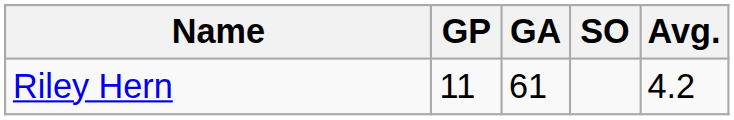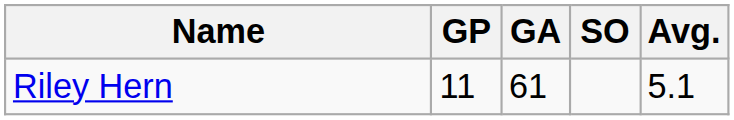(671, 85) 4.2 -> (671, 85) 5.1
